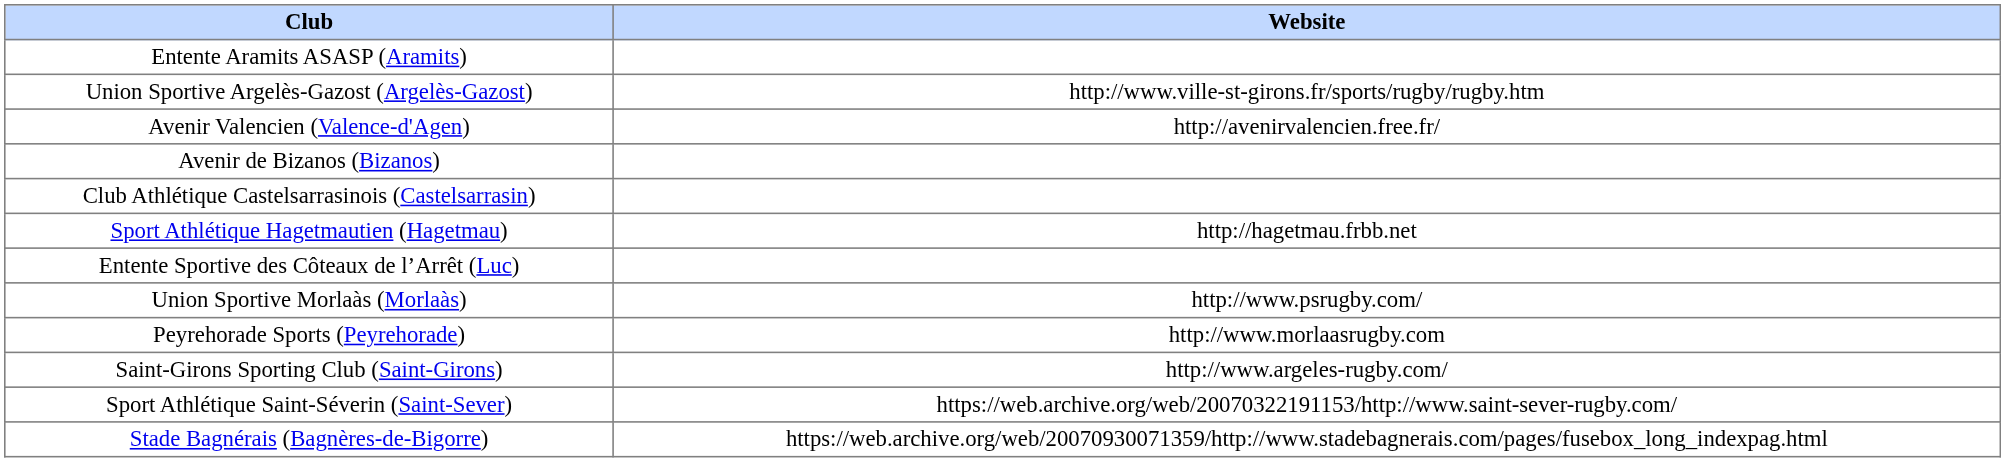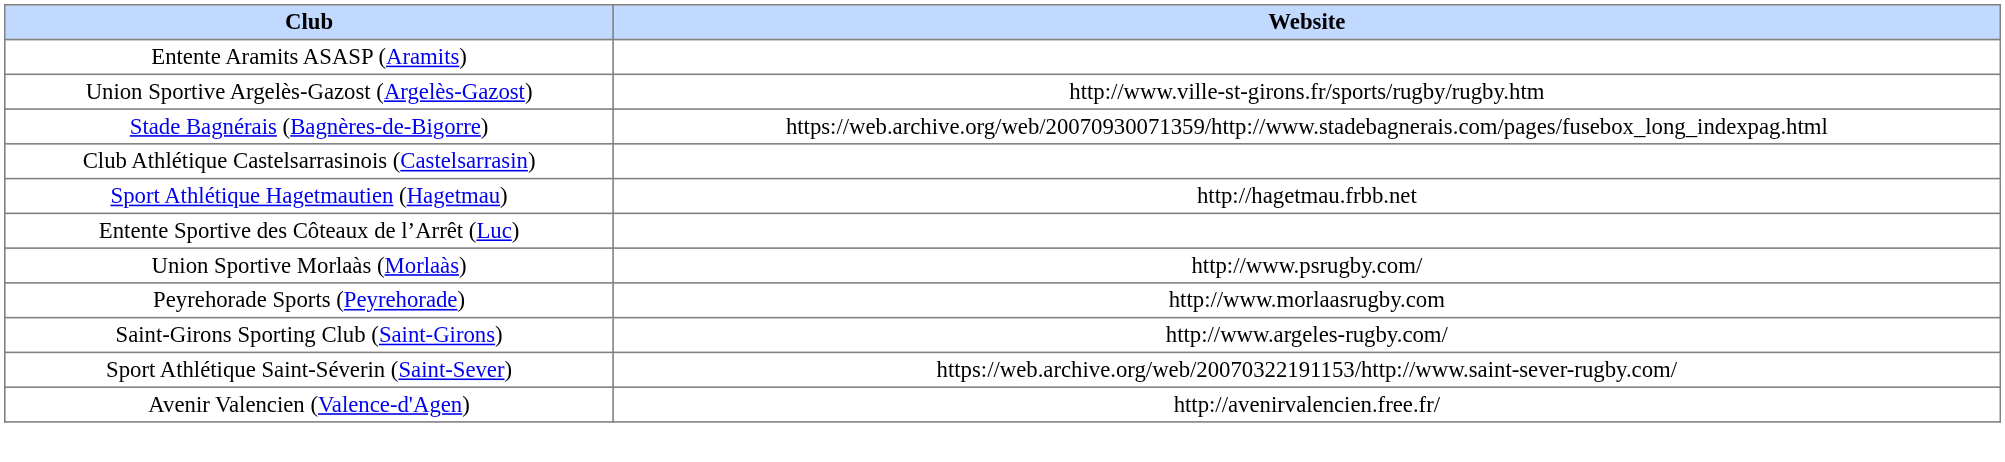rows swapped: (309, 439) <-> (309, 126)
- row: (309, 160)
